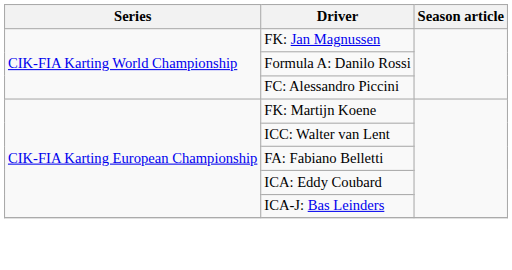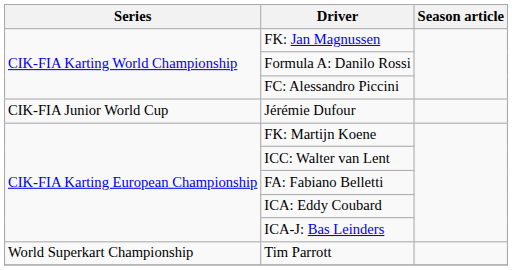+ row: (310, 111)
+ row: (298, 253)
